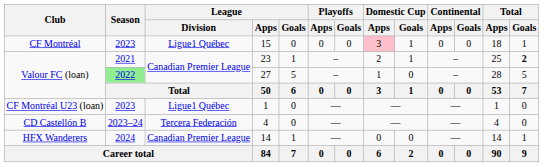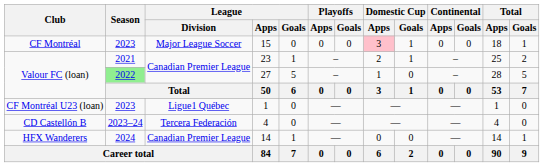(199, 43) Ligue1 Québec -> (199, 43) Major League Soccer
(524, 59) bold -> (524, 59) normal
